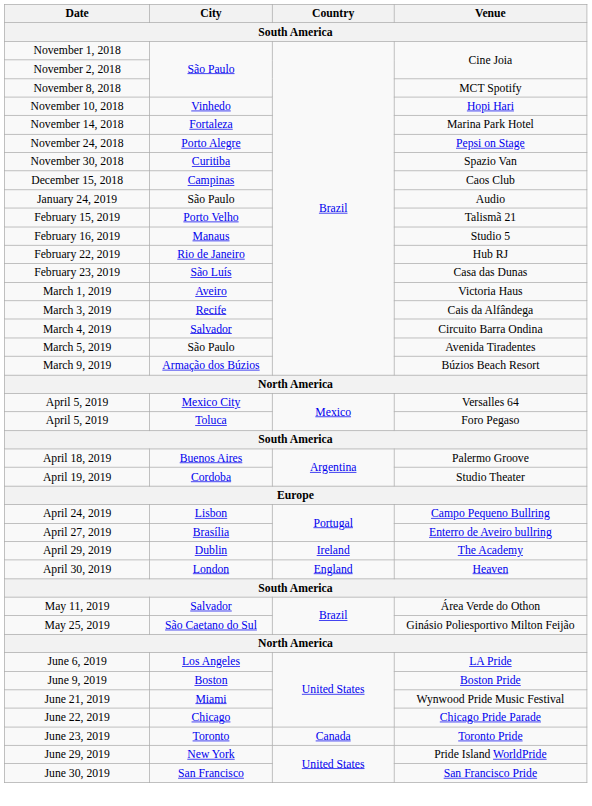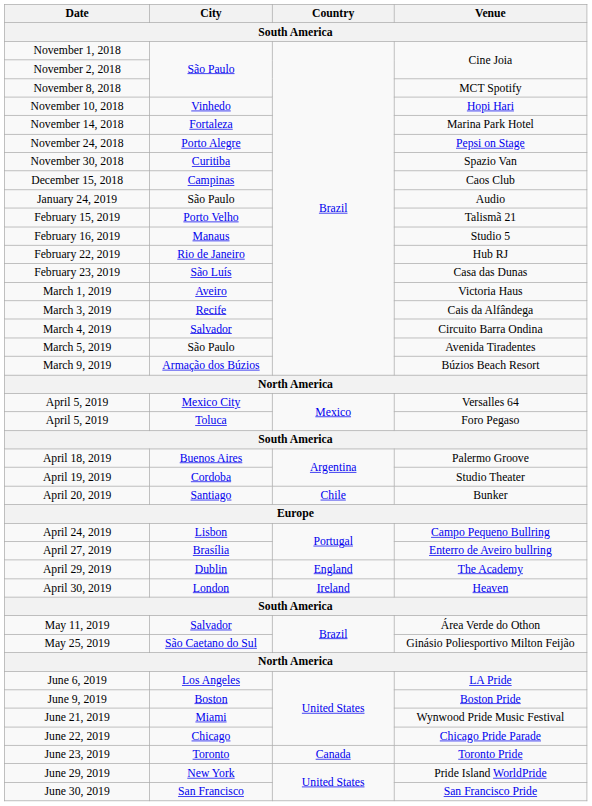+ row: (77, 495)
(333, 550) Ireland -> (333, 569) England
(333, 569) England -> (333, 587) Ireland
